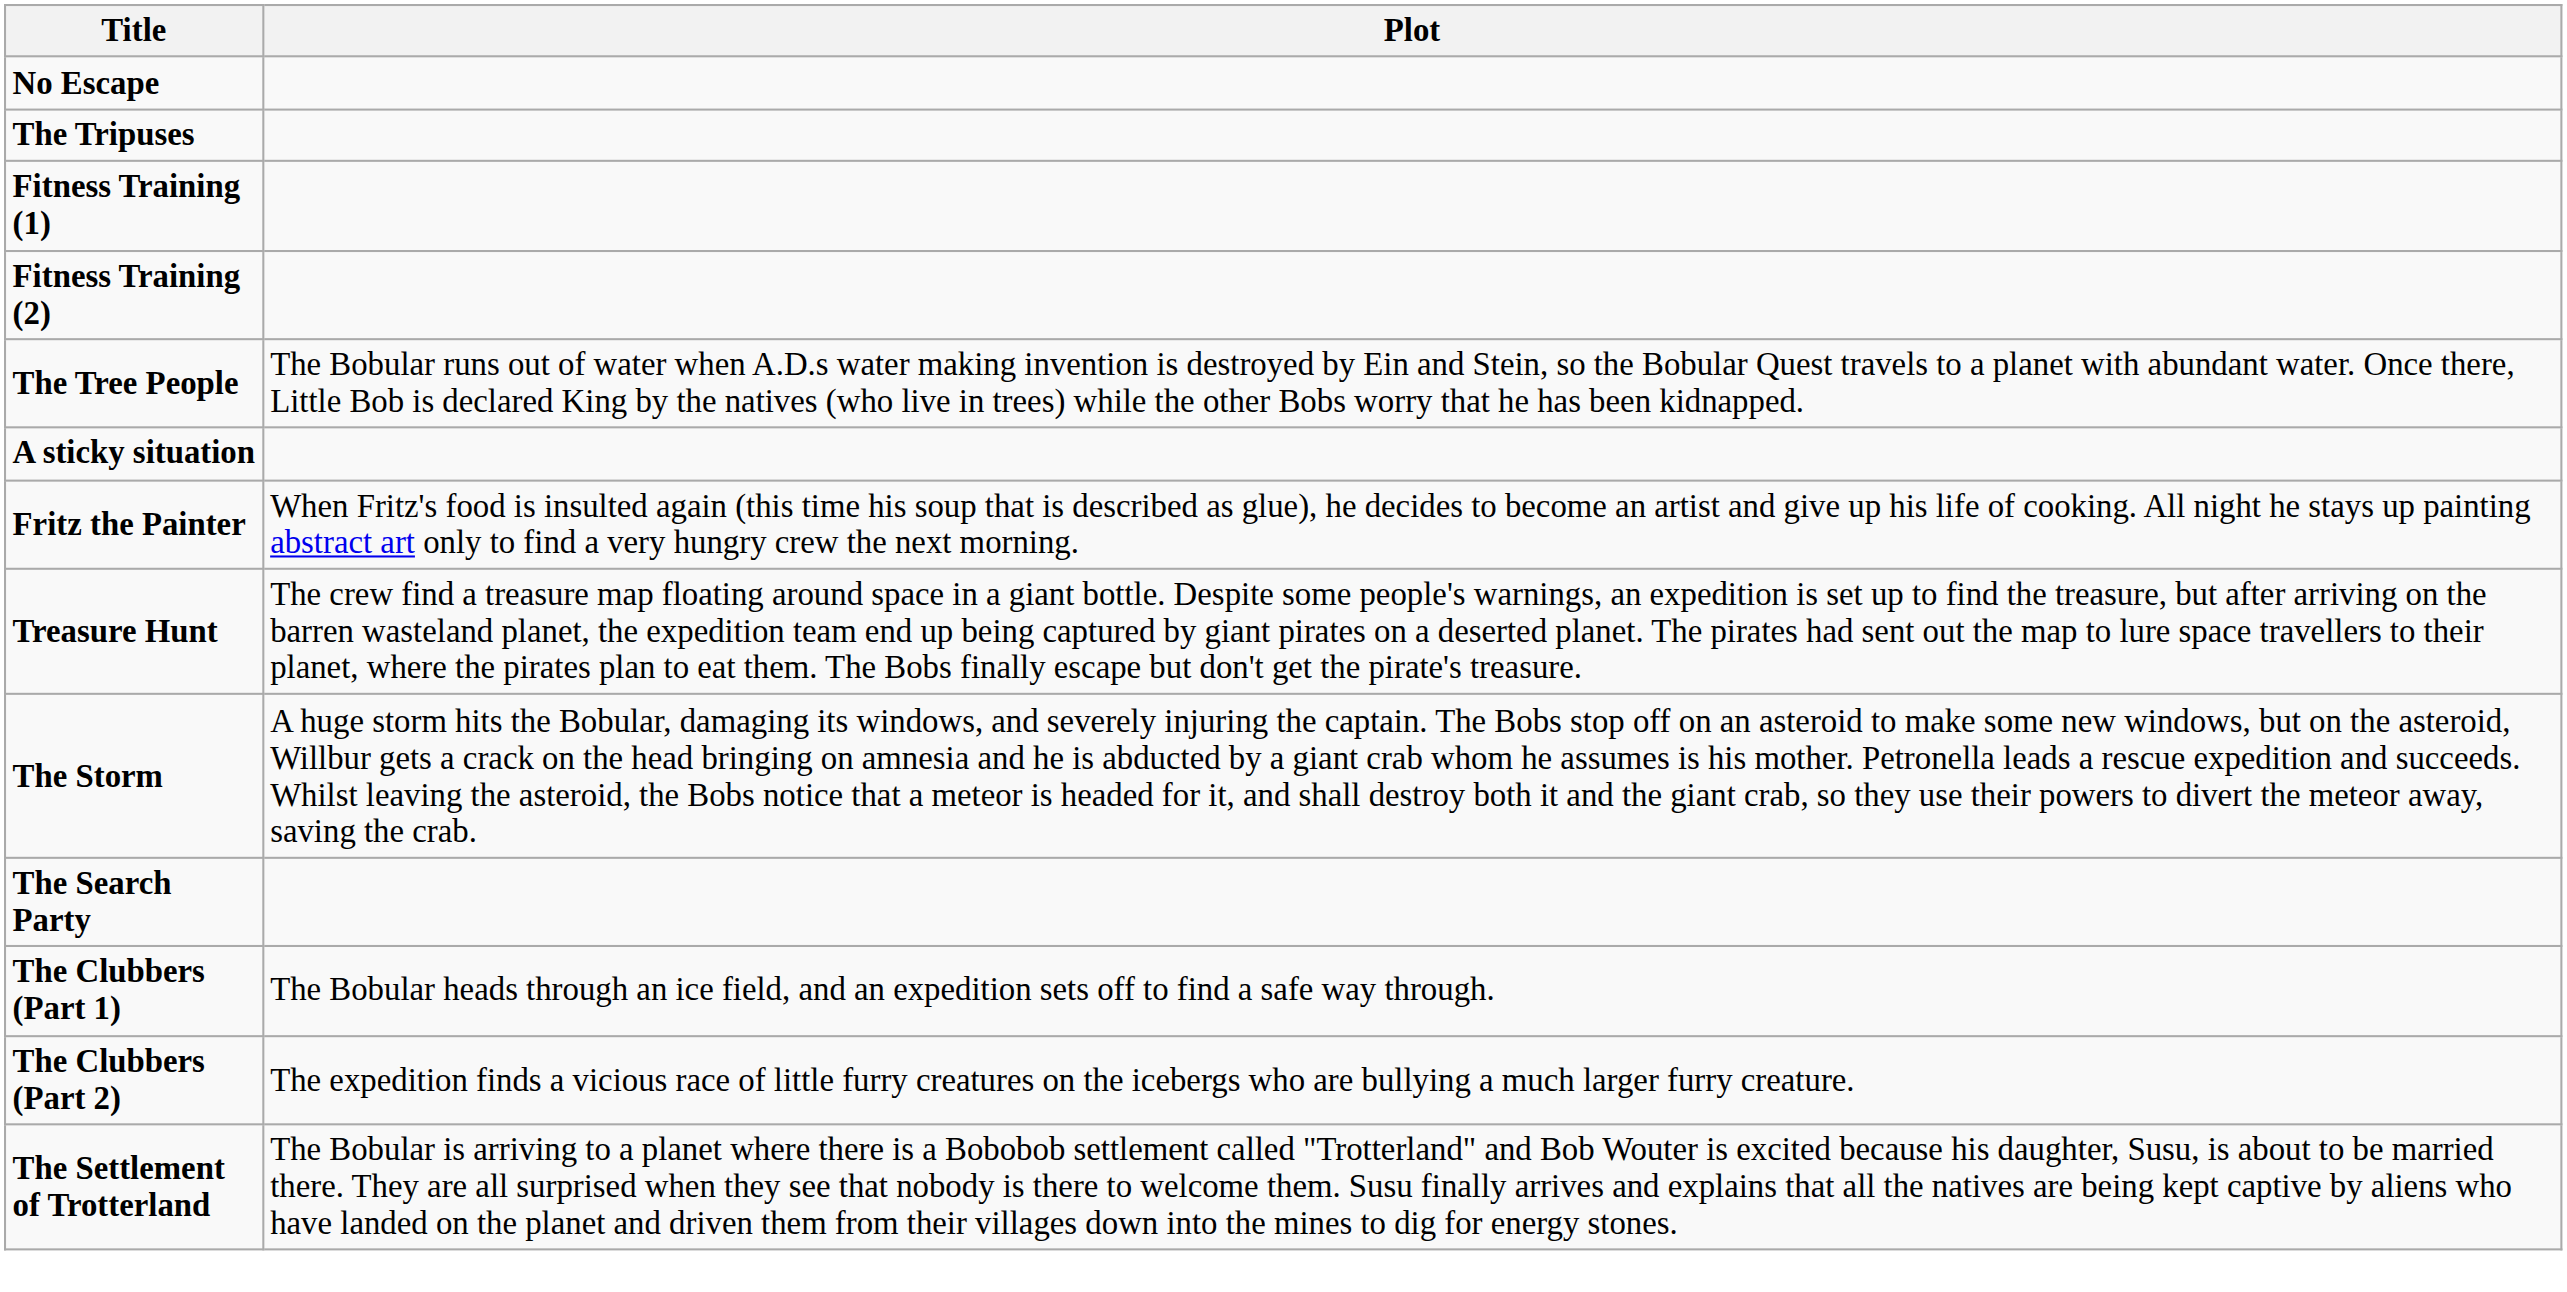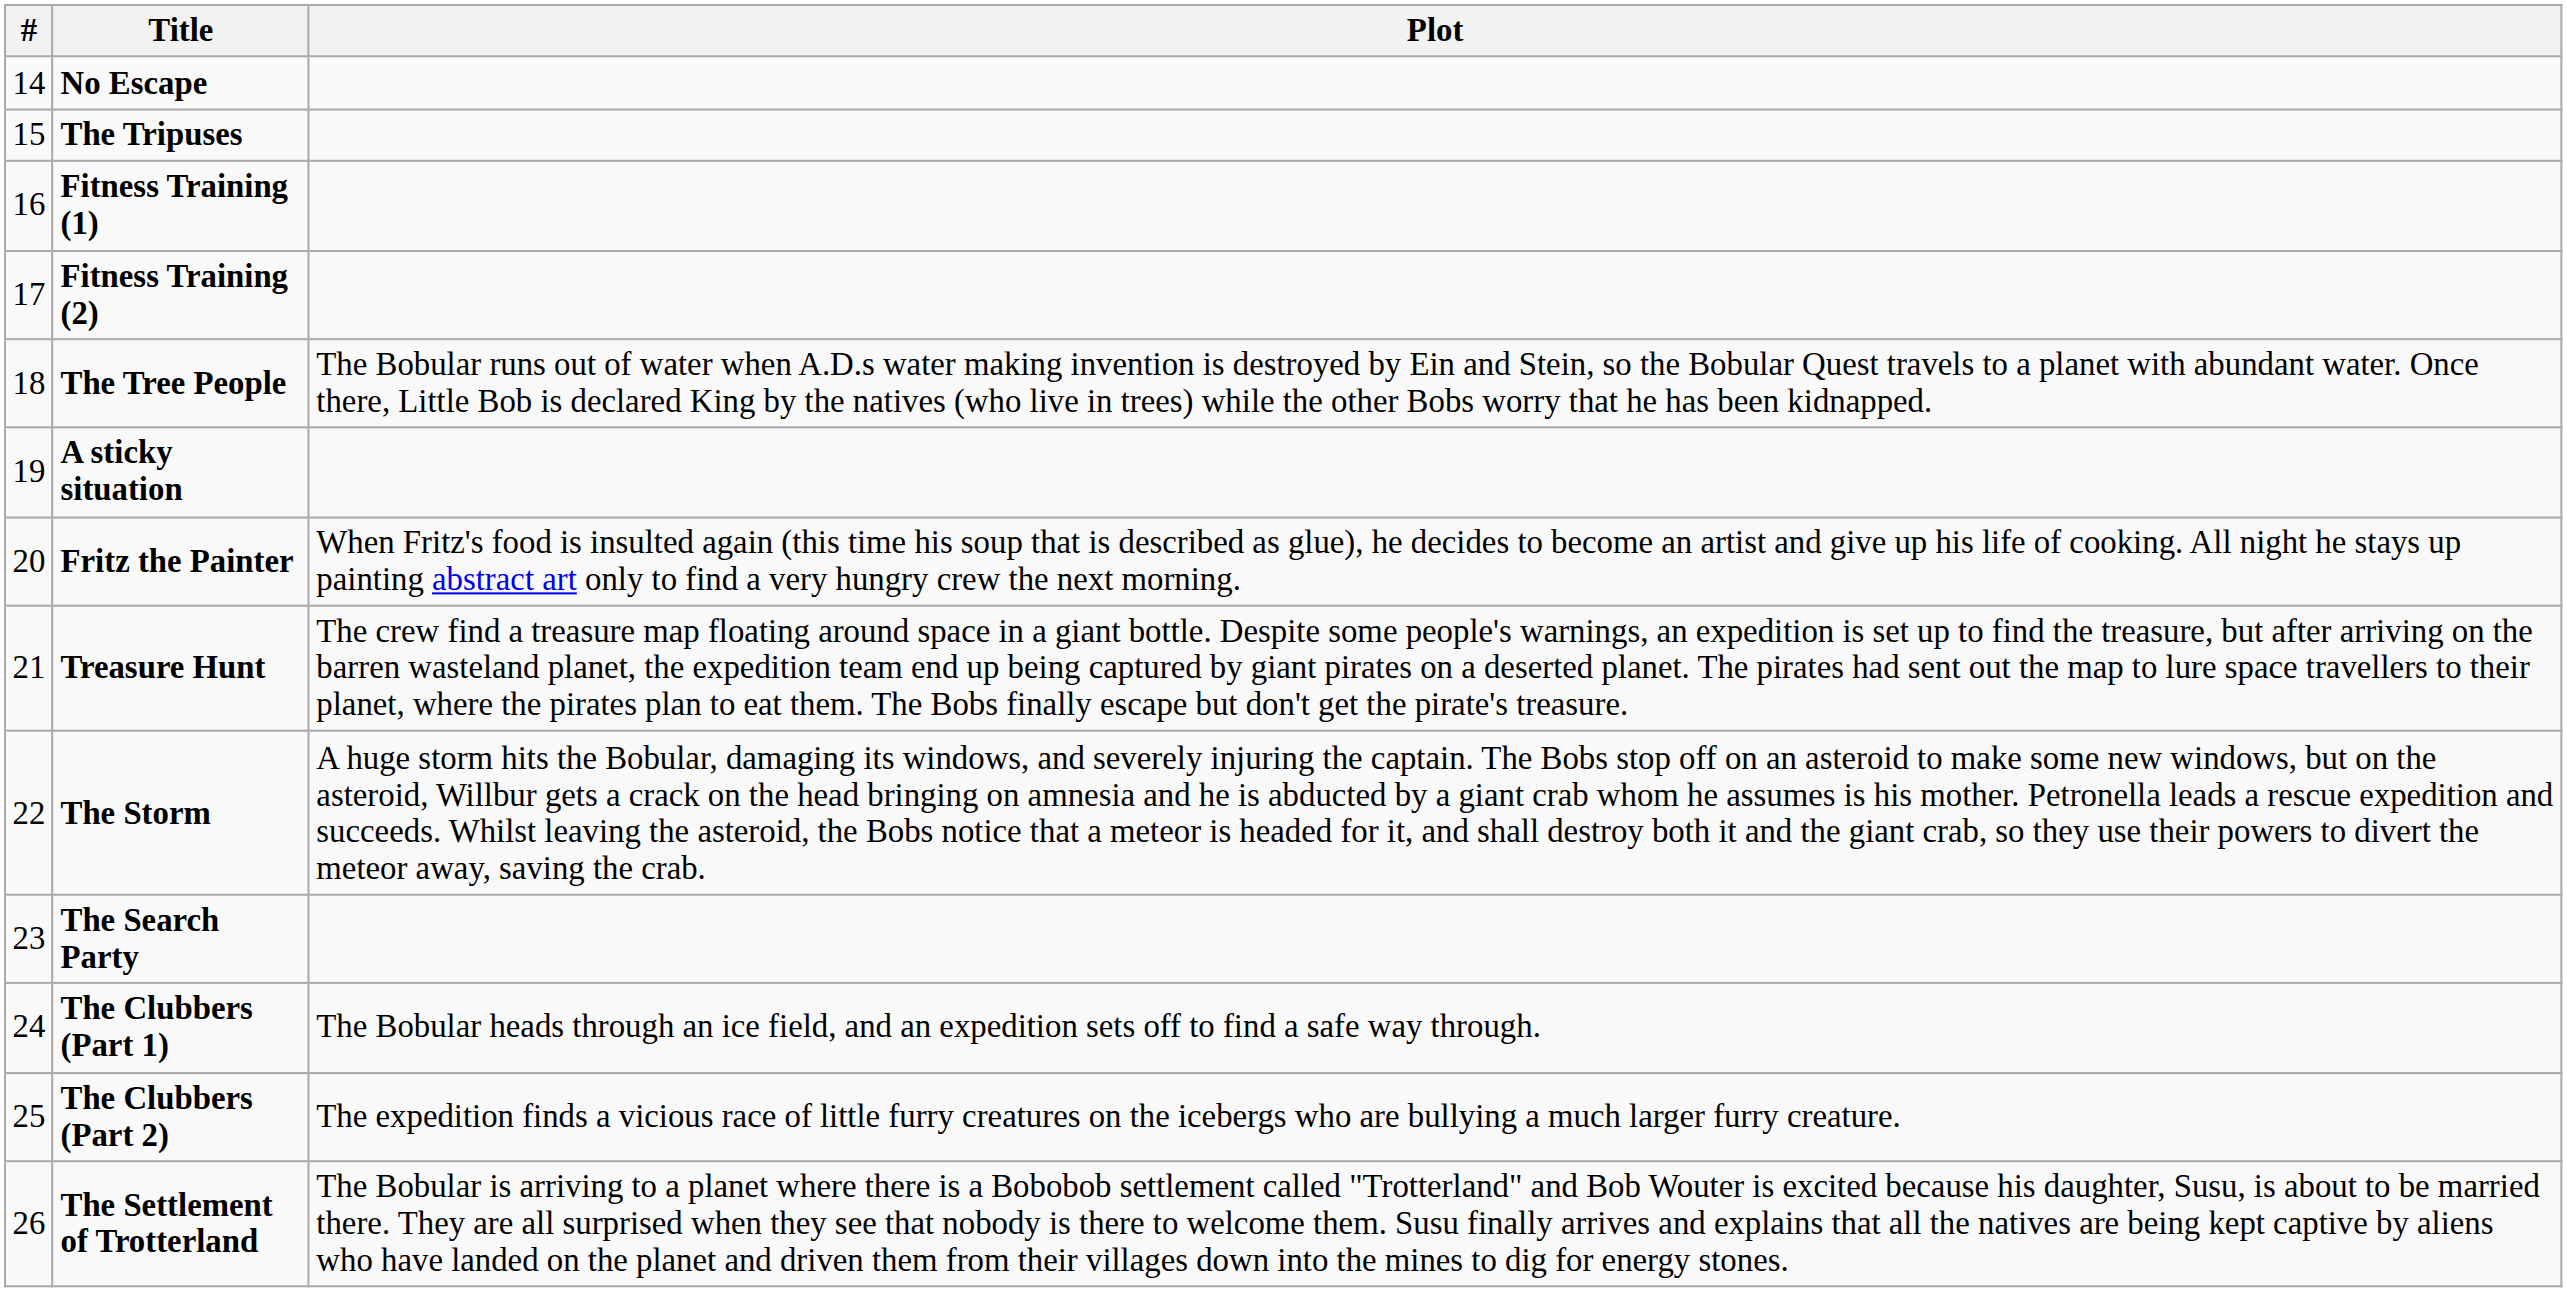+ column: (29, 30)
